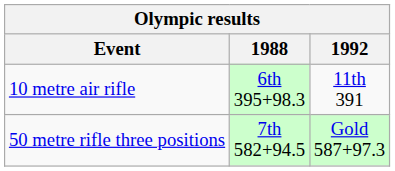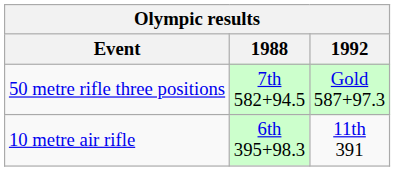rows swapped: (117, 140) <-> (72, 89)
